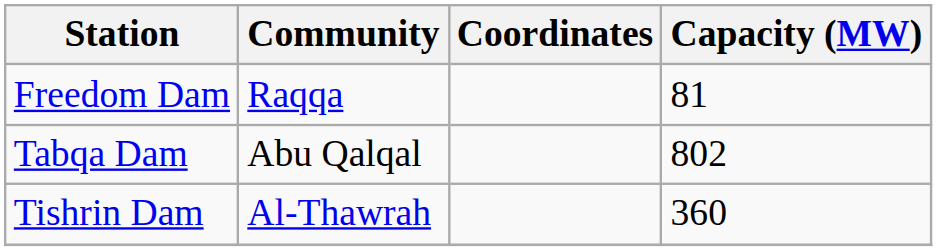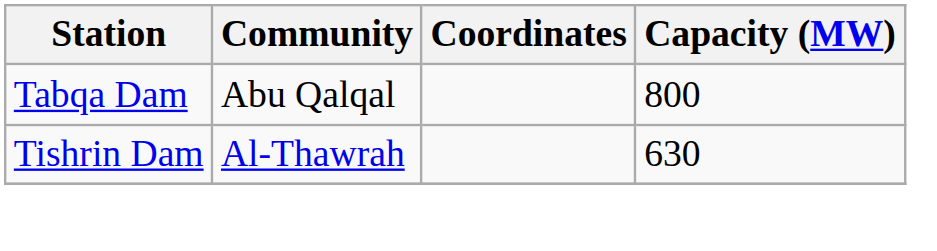- row: (122, 93)
(699, 153) 802 -> (672, 93) 800
(699, 213) 360 -> (672, 153) 630
